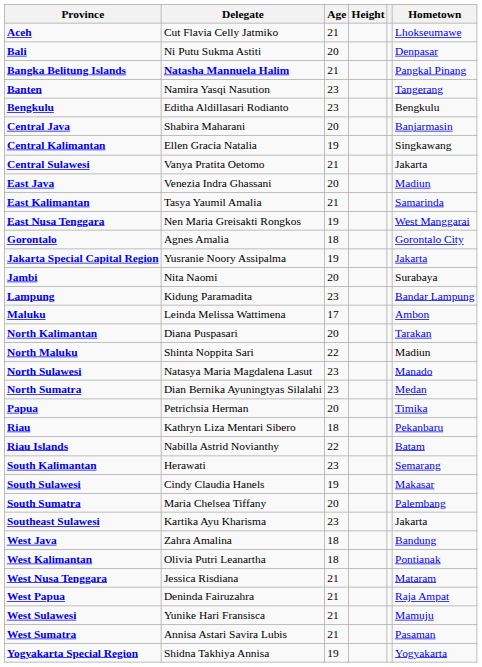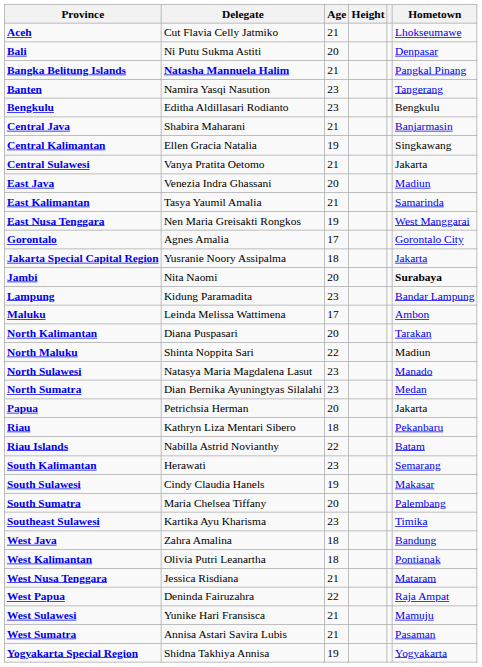(333, 126) 20 -> (333, 126) 21
(333, 239) 18 -> (333, 239) 17
(333, 258) 19 -> (333, 258) 18
(416, 277) normal -> (418, 277) bold
(411, 408) Timika -> (411, 408) Jakarta
(411, 521) Jakarta -> (411, 521) Timika
(333, 596) 21 -> (333, 596) 22
